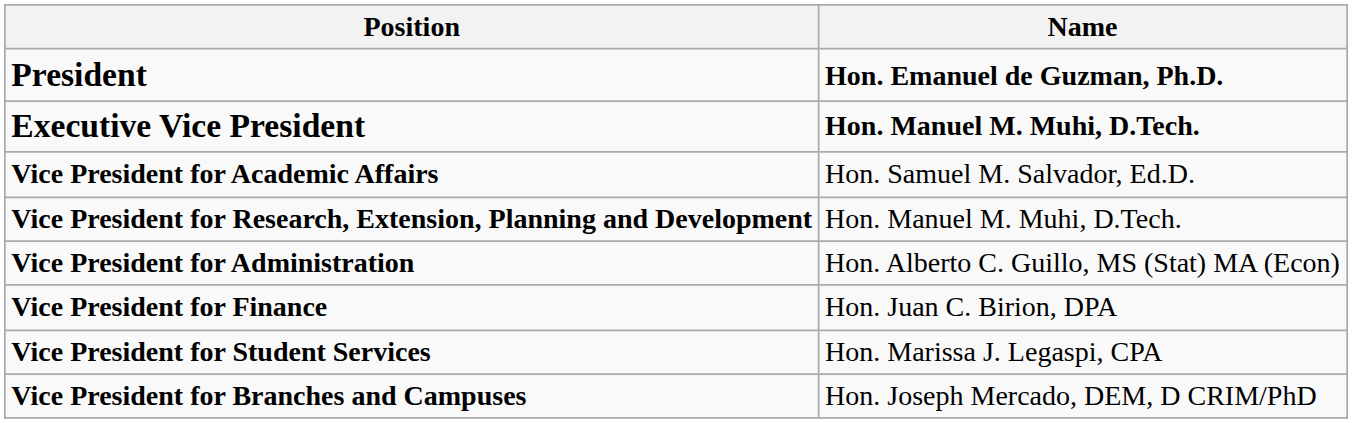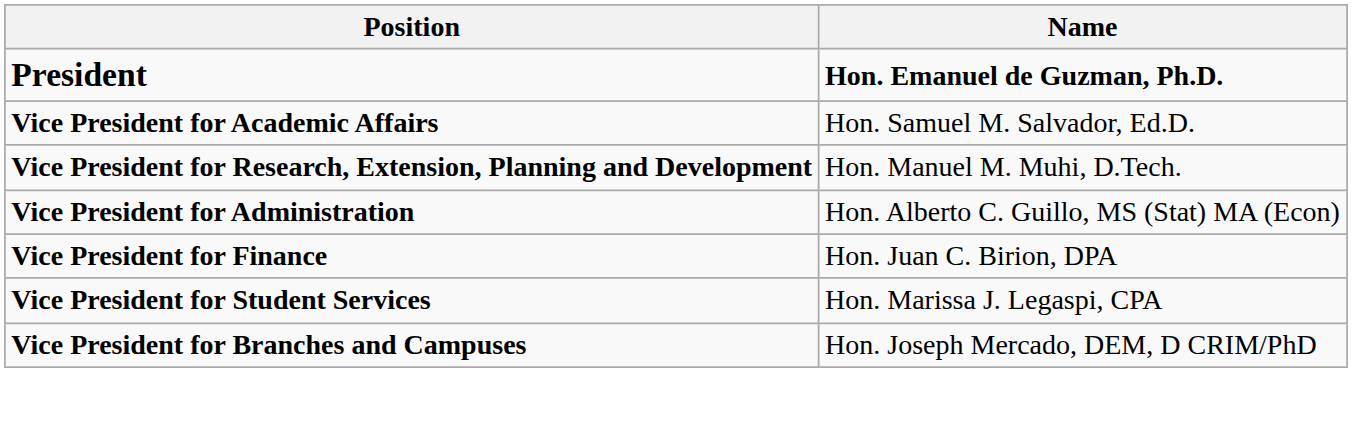- row: (188, 126)
